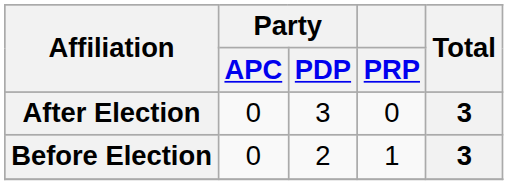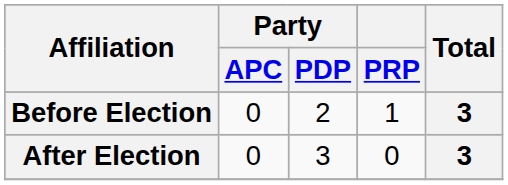rows swapped: (112, 156) <-> (112, 112)
